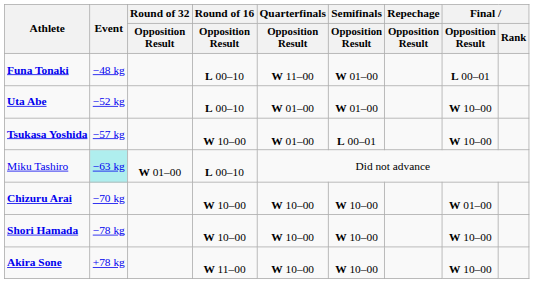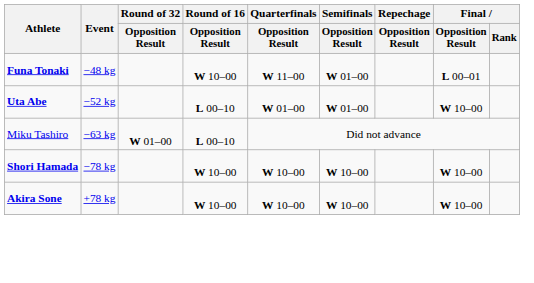(224, 76) L 00–10 -> (215, 76) W 10–00
- row: (47, 134)
(109, 166) paleturquoise background -> (99, 134) no background
- row: (39, 198)
(224, 270) W 11–00 -> (215, 205) W 10–00
